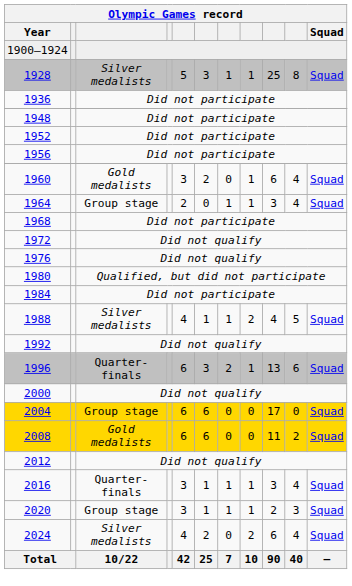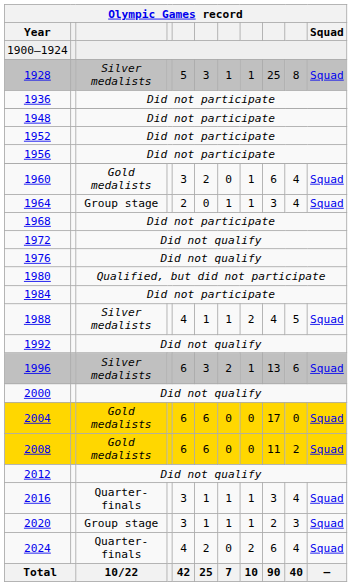(121, 368) Quarter-finals -> (121, 368) Silver medalists
(121, 411) Group stage -> (121, 418) Gold medalists
(121, 535) Silver medalists -> (121, 548) Quarter-finals
